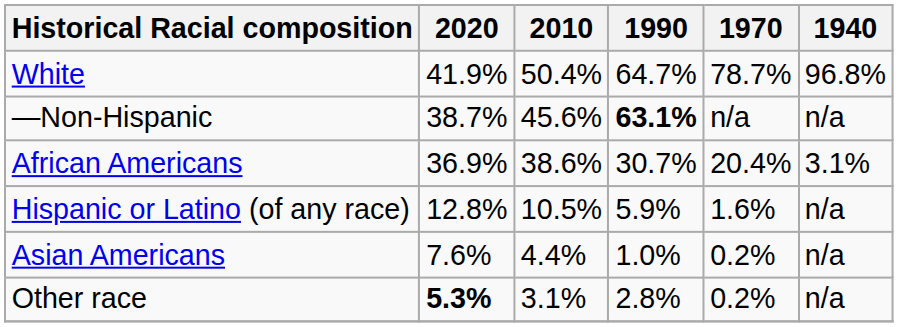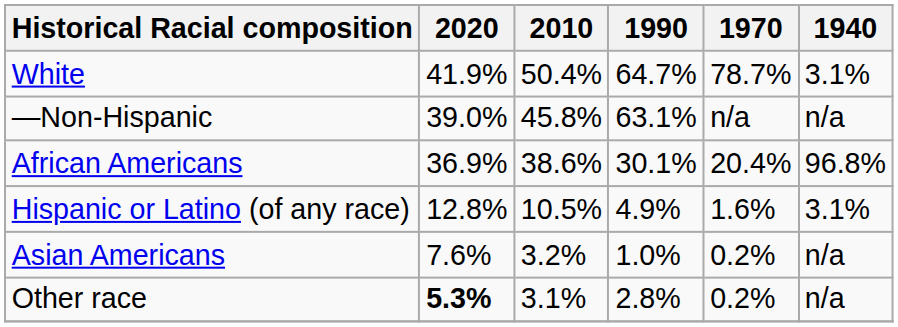(845, 73) 96.8% -> (837, 73) 3.1%
(467, 119) 38.7% -> (467, 119) 39.0%
(561, 119) 45.6% -> (561, 119) 45.8%
(656, 119) bold -> (656, 119) normal
(656, 164) 30.7% -> (656, 164) 30.1%
(837, 164) 3.1% -> (845, 164) 96.8%
(648, 209) 5.9% -> (648, 209) 4.9%
(825, 209) n/a -> (837, 209) 3.1%
(553, 254) 4.4% -> (553, 254) 3.2%
